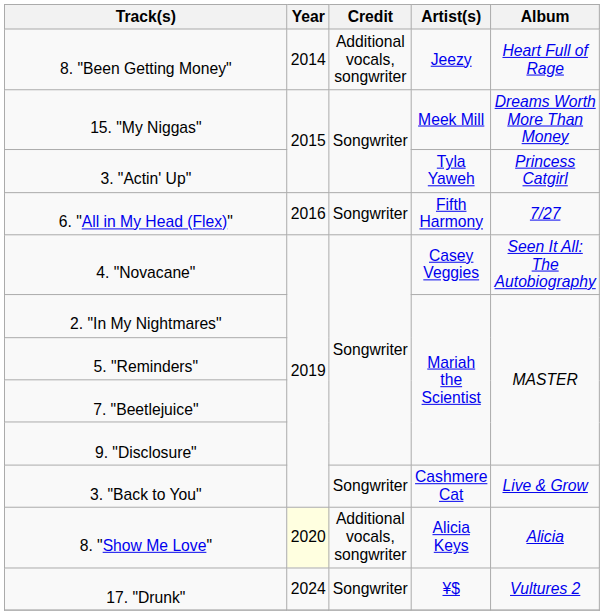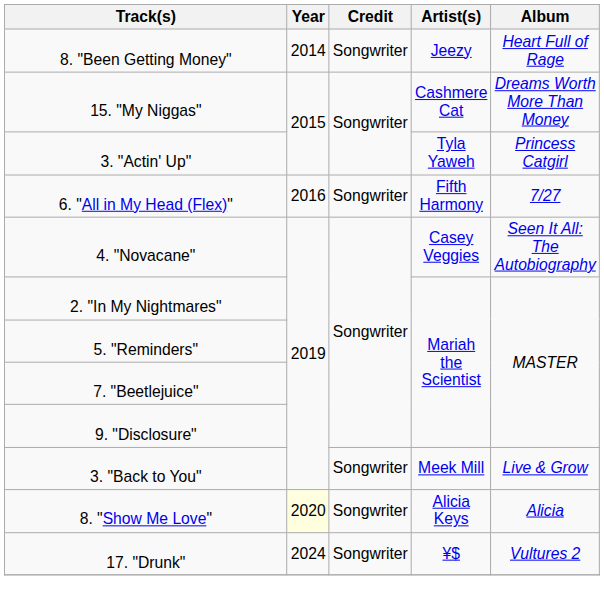(370, 59) Additional vocals, songwriter -> (370, 50) Songwriter
(451, 119) Meek Mill -> (451, 101) Cashmere Cat
(451, 486) Cashmere Cat -> (451, 468) Meek Mill
(370, 537) Additional vocals, songwriter -> (370, 510) Songwriter
